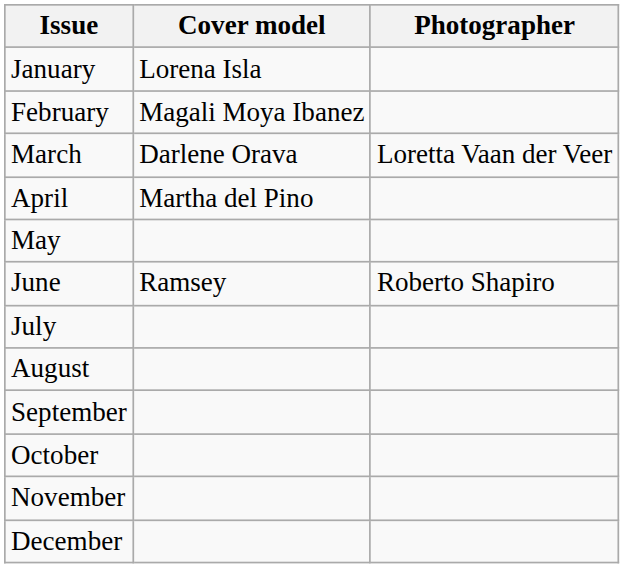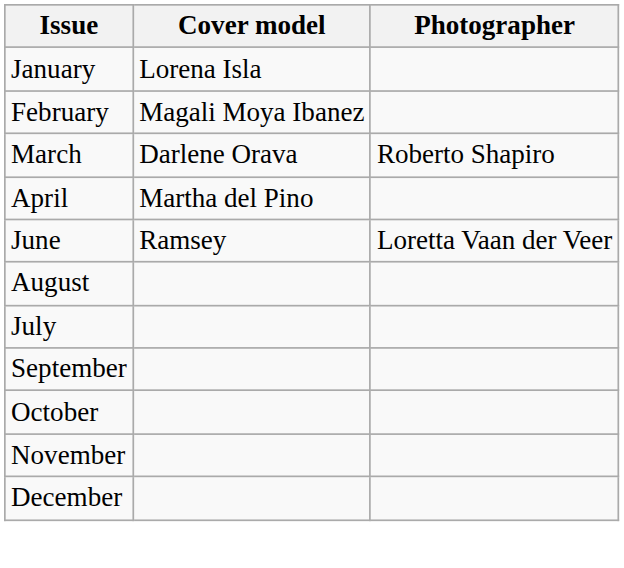(495, 154) Loretta Vaan der Veer -> (466, 154) Roberto Shapiro
- row: (36, 240)
(466, 283) Roberto Shapiro -> (495, 240) Loretta Vaan der Veer
rows swapped: (34, 326) <-> (50, 369)
